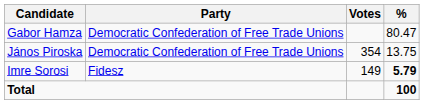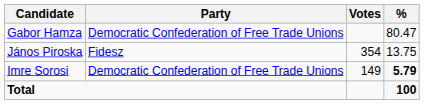(216, 52) Democratic Confederation of Free Trade Unions -> (106, 52) Fidesz
(106, 71) Fidesz -> (216, 71) Democratic Confederation of Free Trade Unions
